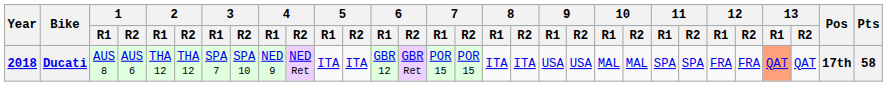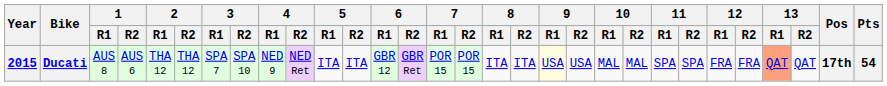(22, 63) 2018 -> (22, 63) 2015
(553, 63) no background -> (553, 63) lightyellow background
(868, 63) 58 -> (868, 63) 54
